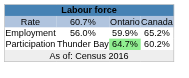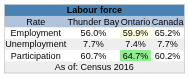(83, 22) 60.7% -> (93, 22) Thunder Bay
(125, 33) no background -> (136, 33) lightyellow background
+ row: (36, 44)
(83, 44) Thunder Bay -> (93, 56) 60.7%
